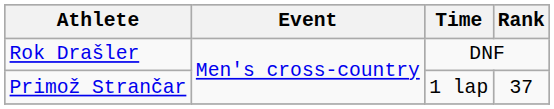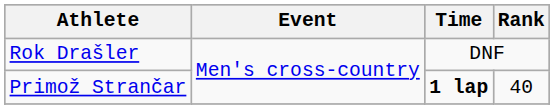(459, 87) normal -> (459, 87) bold
(521, 87) 37 -> (521, 87) 40
